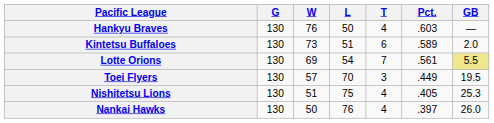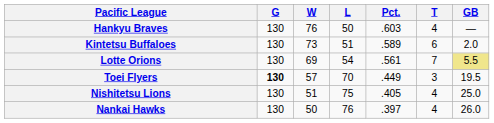columns swapped: (384, 12) <-> (427, 12)
(275, 77) normal -> (275, 77) bold
(471, 93) 25.3 -> (471, 93) 25.0
